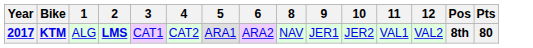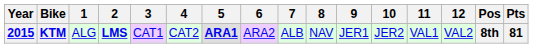+ column: (292, 14)
(21, 33) 2017 -> (21, 33) 2015
(220, 33) normal -> (221, 33) bold
(486, 33) 80 -> (516, 33) 81
